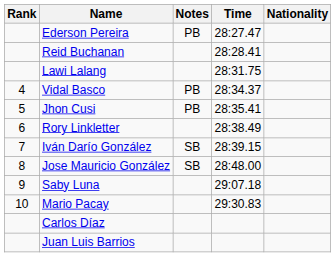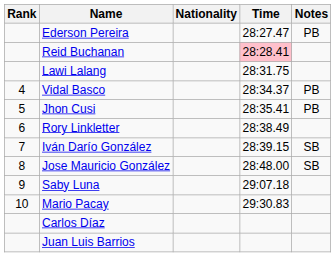columns swapped: (297, 14) <-> (192, 14)
(238, 52) no background -> (266, 52) pink background
